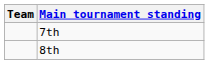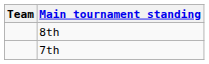rows swapped: (49, 50) <-> (49, 32)
